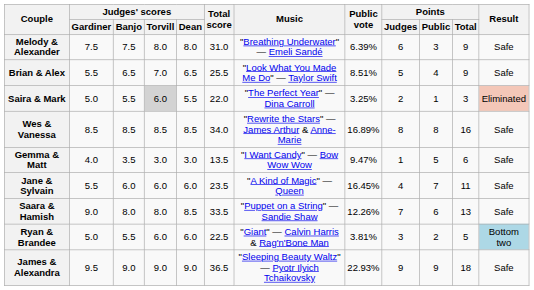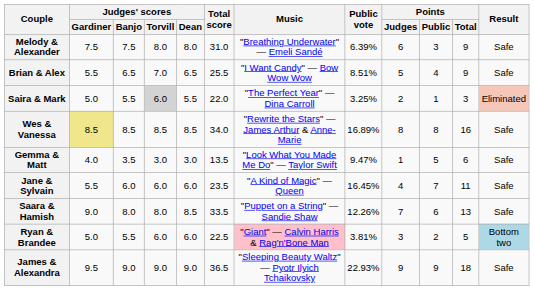(290, 73) "Look What You Made Me Do" — Taylor Swift -> (290, 73) "I Want Candy" — Bow Wow Wow
(91, 130) no background -> (91, 130) khaki background
(290, 160) "I Want Candy" — Bow Wow Wow -> (290, 160) "Look What You Made Me Do" — Taylor Swift
(290, 237) no background -> (290, 237) pink background
